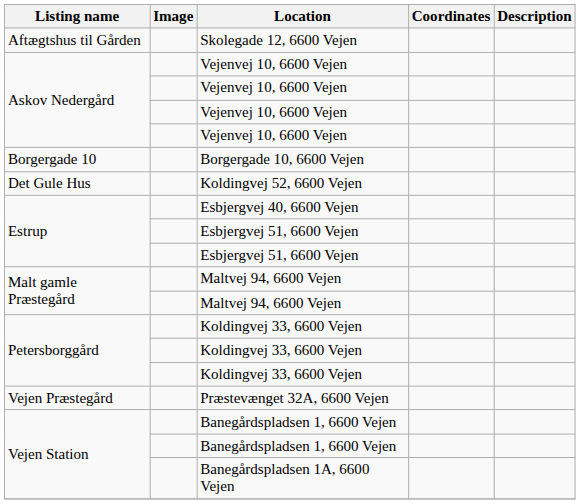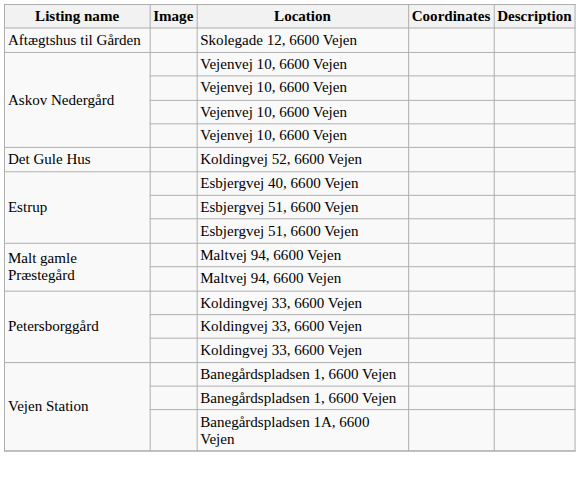- row: (52, 159)
- row: (60, 398)
